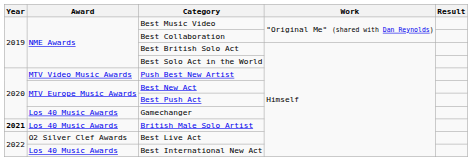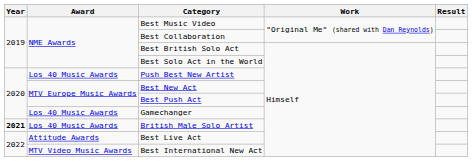(80, 74) MTV Video Music Awards -> (73, 74) Los 40 Music Awards
(78, 138) O2 Silver Clef Awards -> (64, 138) Attitude Awards
(73, 150) Los 40 Music Awards -> (80, 150) MTV Video Music Awards
